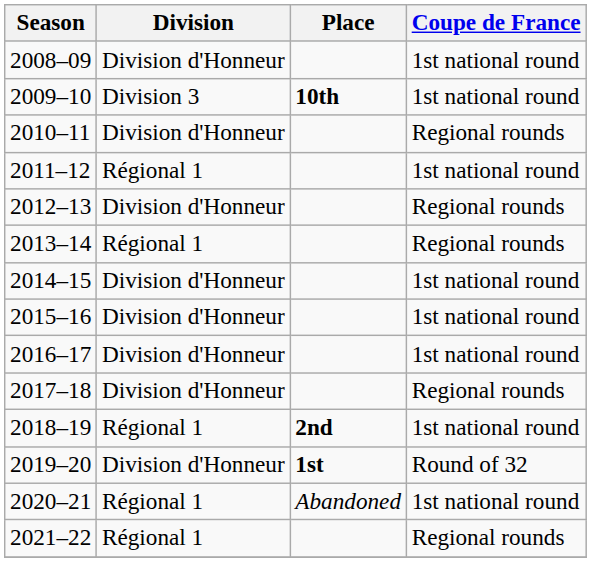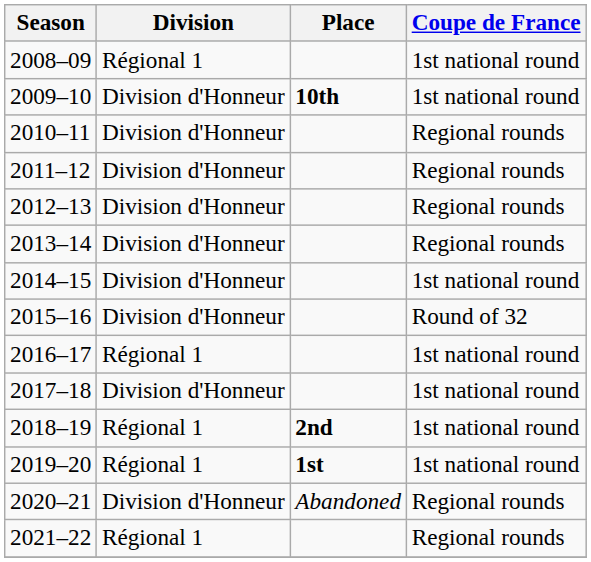(193, 59) Division d'Honneur -> (153, 59) Régional 1
(151, 96) Division 3 -> (193, 96) Division d'Honneur
(153, 170) Régional 1 -> (193, 170) Division d'Honneur
(495, 170) 1st national round -> (488, 170) Regional rounds
(153, 243) Régional 1 -> (193, 243) Division d'Honneur
(495, 317) 1st national round -> (470, 317) Round of 32
(193, 354) Division d'Honneur -> (153, 354) Régional 1
(488, 390) Regional rounds -> (495, 390) 1st national round
(193, 464) Division d'Honneur -> (153, 464) Régional 1
(470, 464) Round of 32 -> (495, 464) 1st national round
(153, 501) Régional 1 -> (193, 501) Division d'Honneur
(495, 501) 1st national round -> (488, 501) Regional rounds
